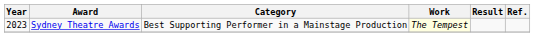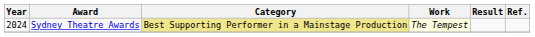(17, 25) 2023 -> (17, 25) 2024
(275, 25) no background -> (275, 25) khaki background
